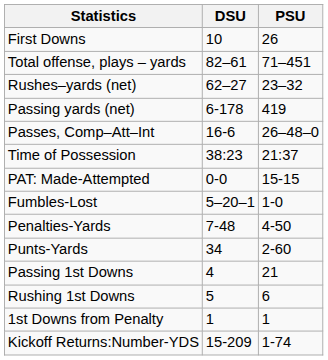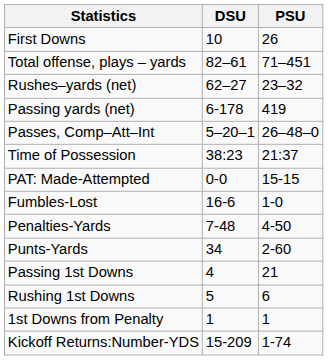(221, 132) 16-6 -> (230, 132) 5–20–1
(230, 202) 5–20–1 -> (221, 202) 16-6
